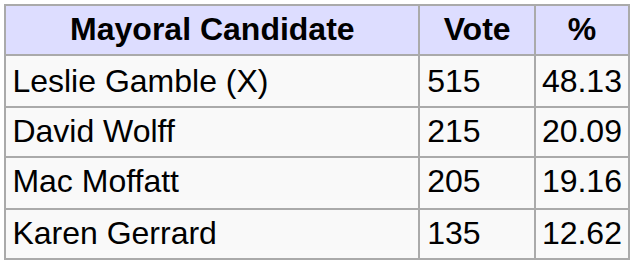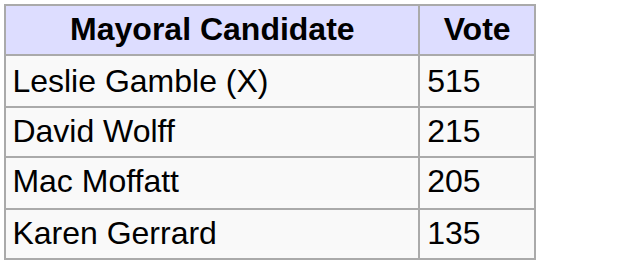- column: (582, 29)
